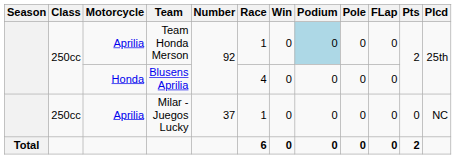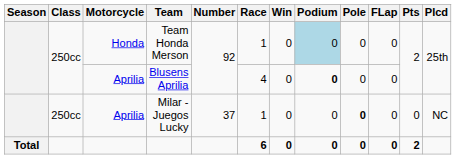(129, 43) Aprilia -> (128, 43) Honda
(128, 79) Honda -> (129, 79) Aprilia
(334, 79) normal -> (334, 79) bold
(363, 115) normal -> (363, 115) bold
